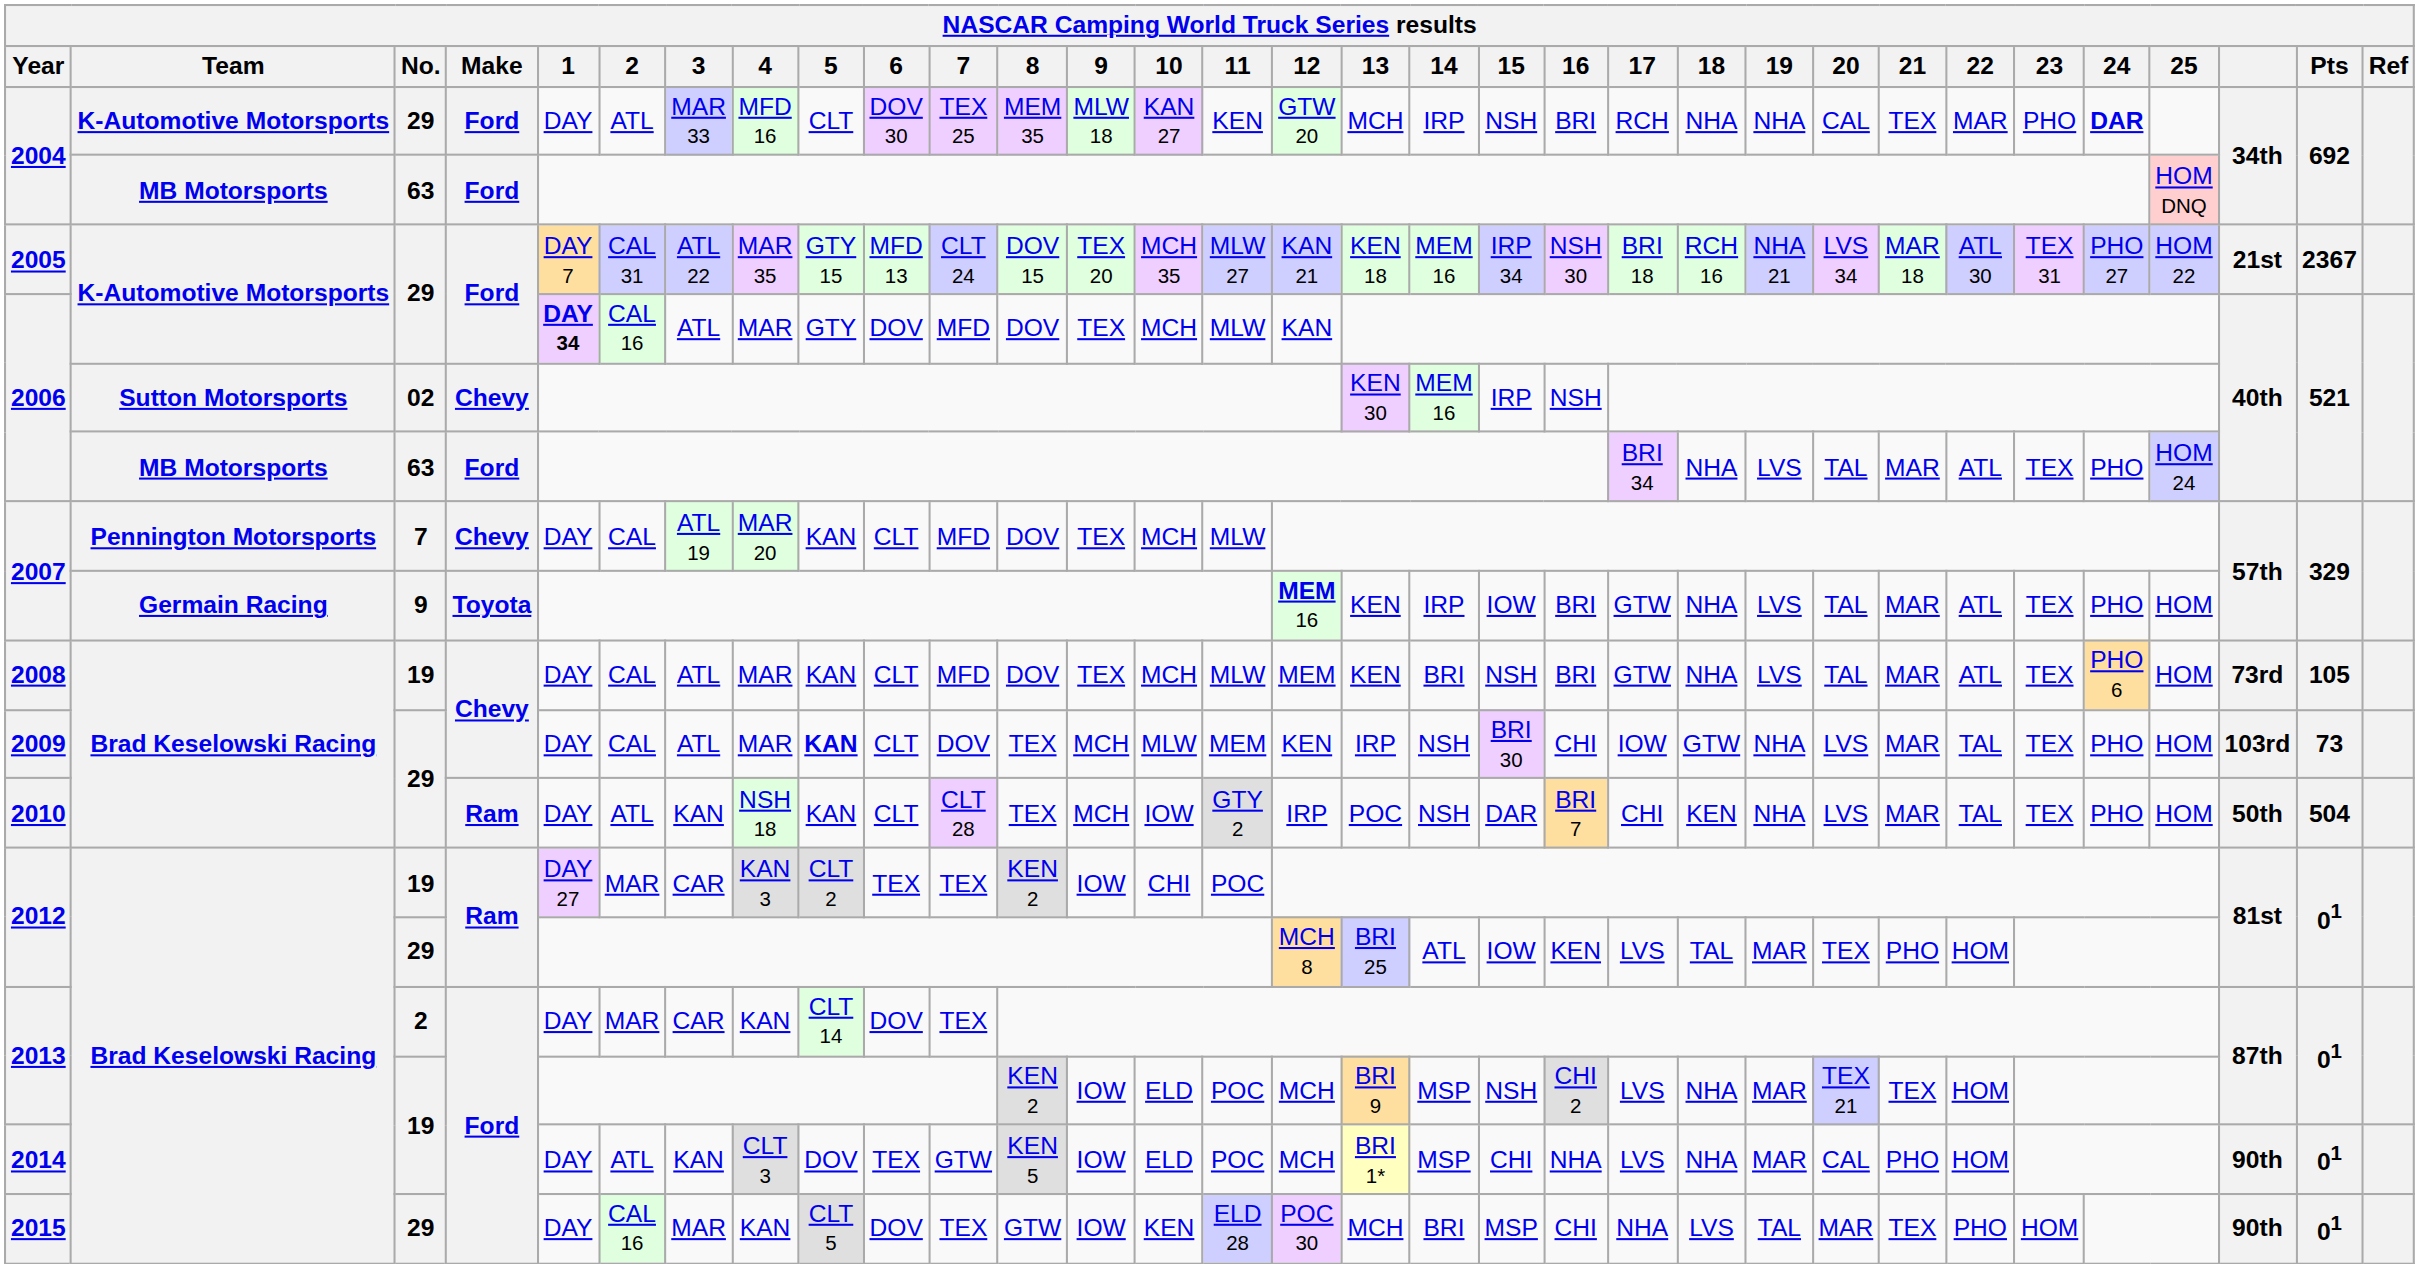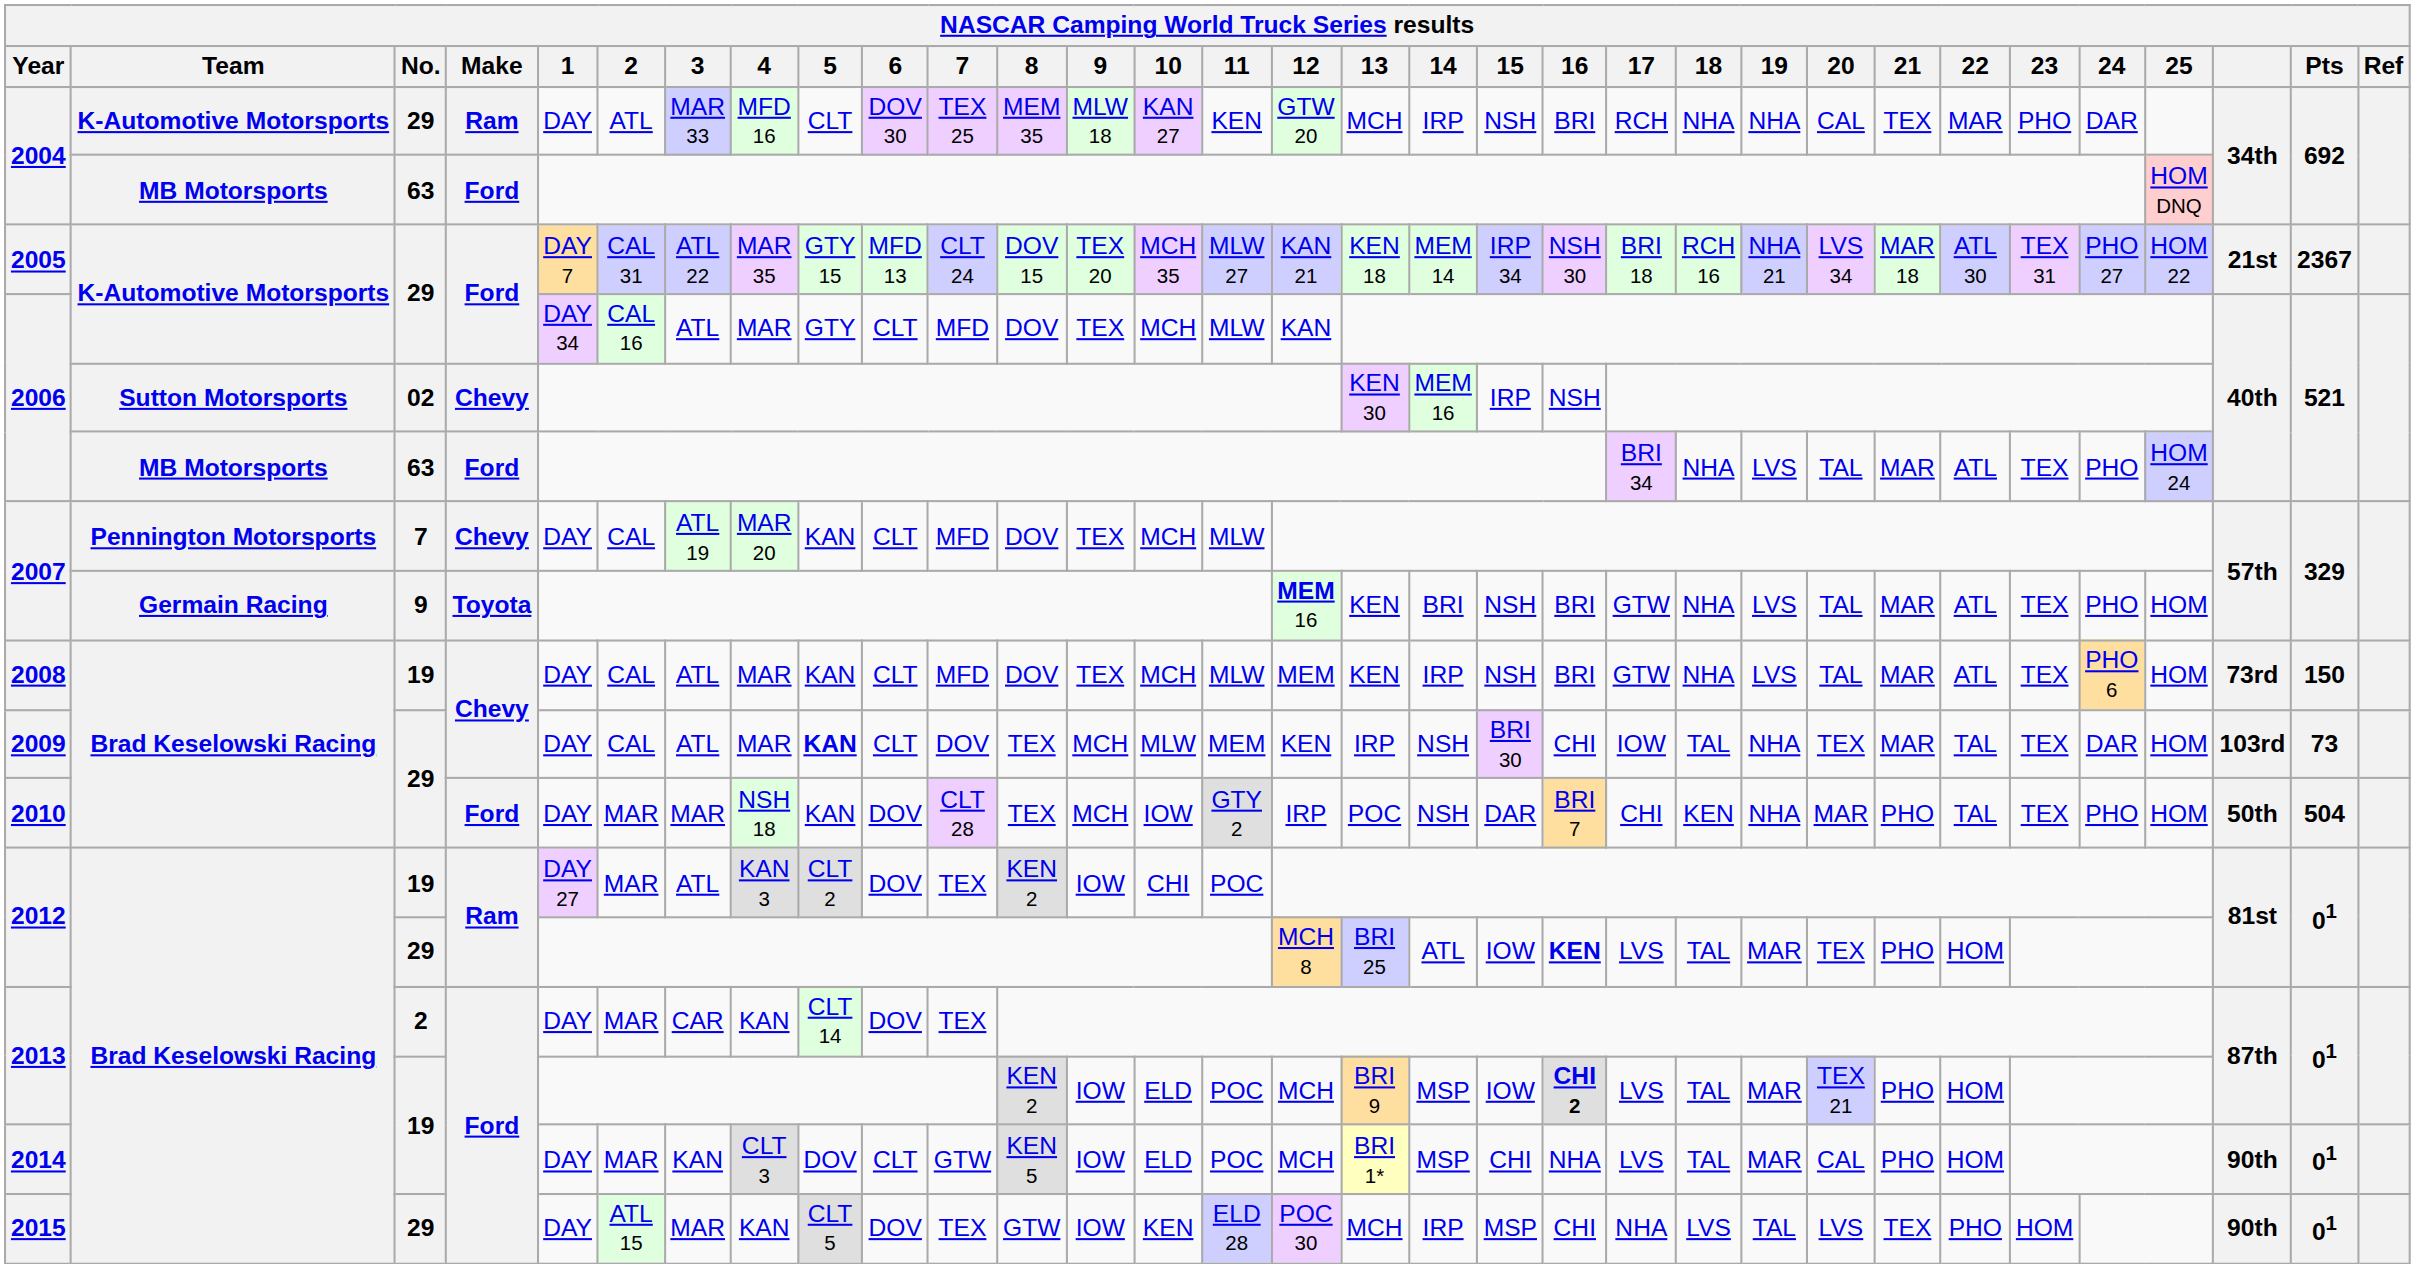(492, 121) Ford -> (492, 121) Ram
(2117, 121) bold -> (2112, 121) normal
(1444, 258) MEM 16 -> (1443, 258) MEM 14
(568, 329) bold -> (568, 327) normal
(896, 329) DOV -> (895, 329) CLT
(1444, 606) IRP -> (1443, 606) BRI
(1511, 606) IOW -> (1510, 606) NSH
(1444, 675) BRI -> (1443, 675) IRP
(2329, 675) 105 -> (2324, 675) 150
(1711, 744) GTW -> (1709, 744) TAL
(1846, 744) LVS -> (1841, 744) TEX
(2117, 744) PHO -> (2112, 744) DAR
(492, 813) Ram -> (492, 813) Ford
(632, 813) ATL -> (631, 813) MAR
(699, 813) KAN -> (698, 813) MAR
(896, 813) CLT -> (895, 813) DOV
(1846, 813) LVS -> (1841, 813) MAR
(1912, 813) MAR -> (1907, 813) PHO
(699, 883) CAR -> (698, 883) ATL
(896, 883) TEX -> (895, 883) DOV
(1576, 952) normal -> (1575, 952) bold
(1511, 1090) NSH -> (1510, 1090) IOW
(1576, 1089) normal -> (1575, 1090) bold
(1711, 1090) NHA -> (1709, 1090) TAL
(1912, 1090) TEX -> (1907, 1090) PHO
(632, 1160) ATL -> (631, 1160) MAR
(896, 1160) TEX -> (895, 1160) CLT
(1711, 1160) NHA -> (1709, 1160) TAL
(632, 1228) CAL 16 -> (631, 1228) ATL 15
(1444, 1229) BRI -> (1443, 1229) IRP
(1846, 1229) MAR -> (1841, 1229) LVS
